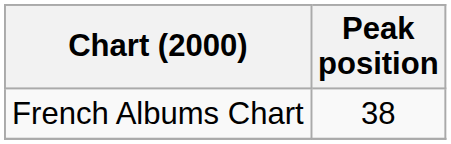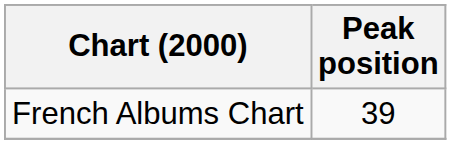(378, 113) 38 -> (378, 113) 39
